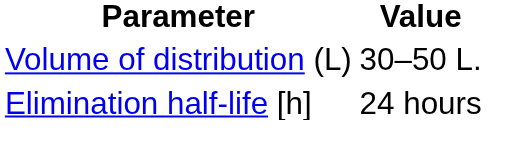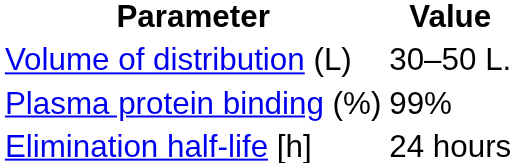+ row: (193, 103)
